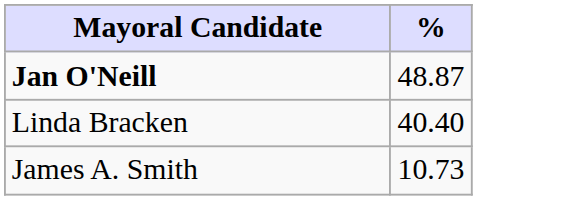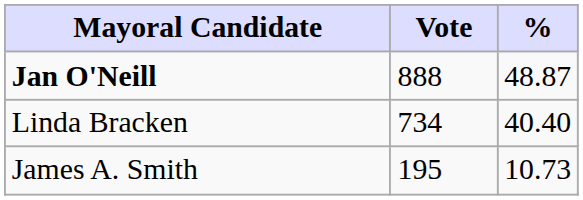+ column: (444, 28)
